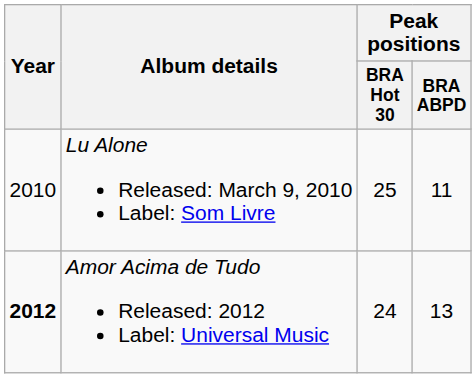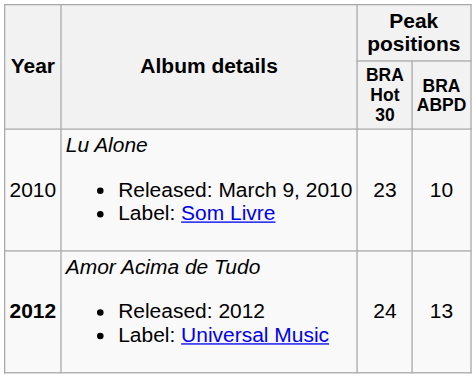(385, 189) 25 -> (385, 189) 23
(442, 189) 11 -> (442, 189) 10
